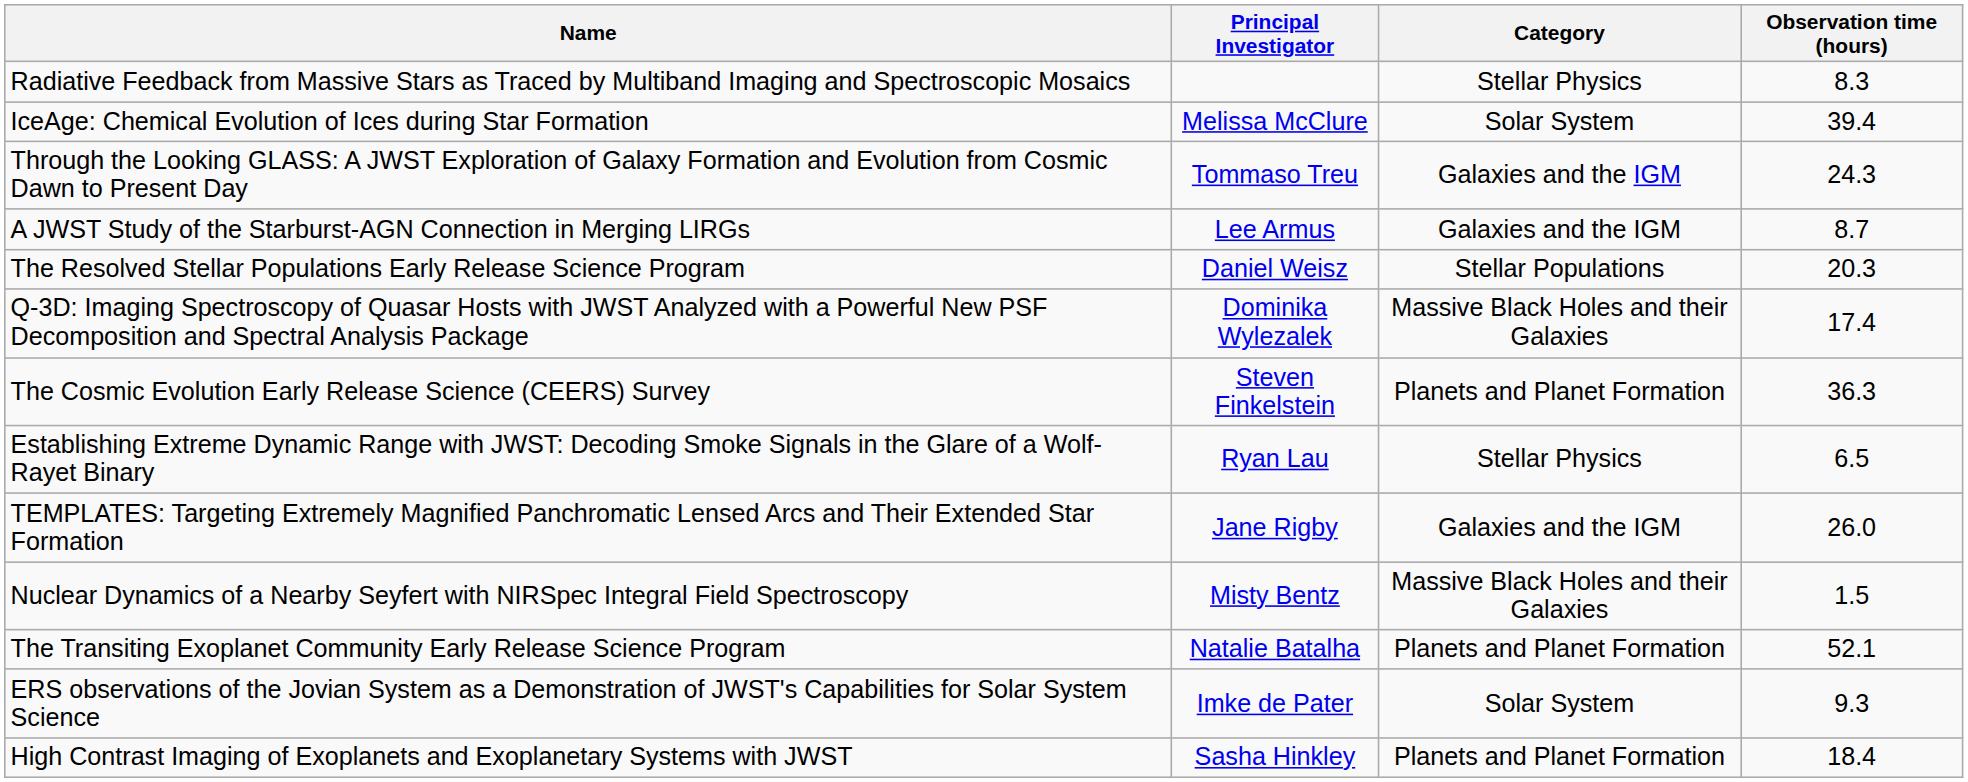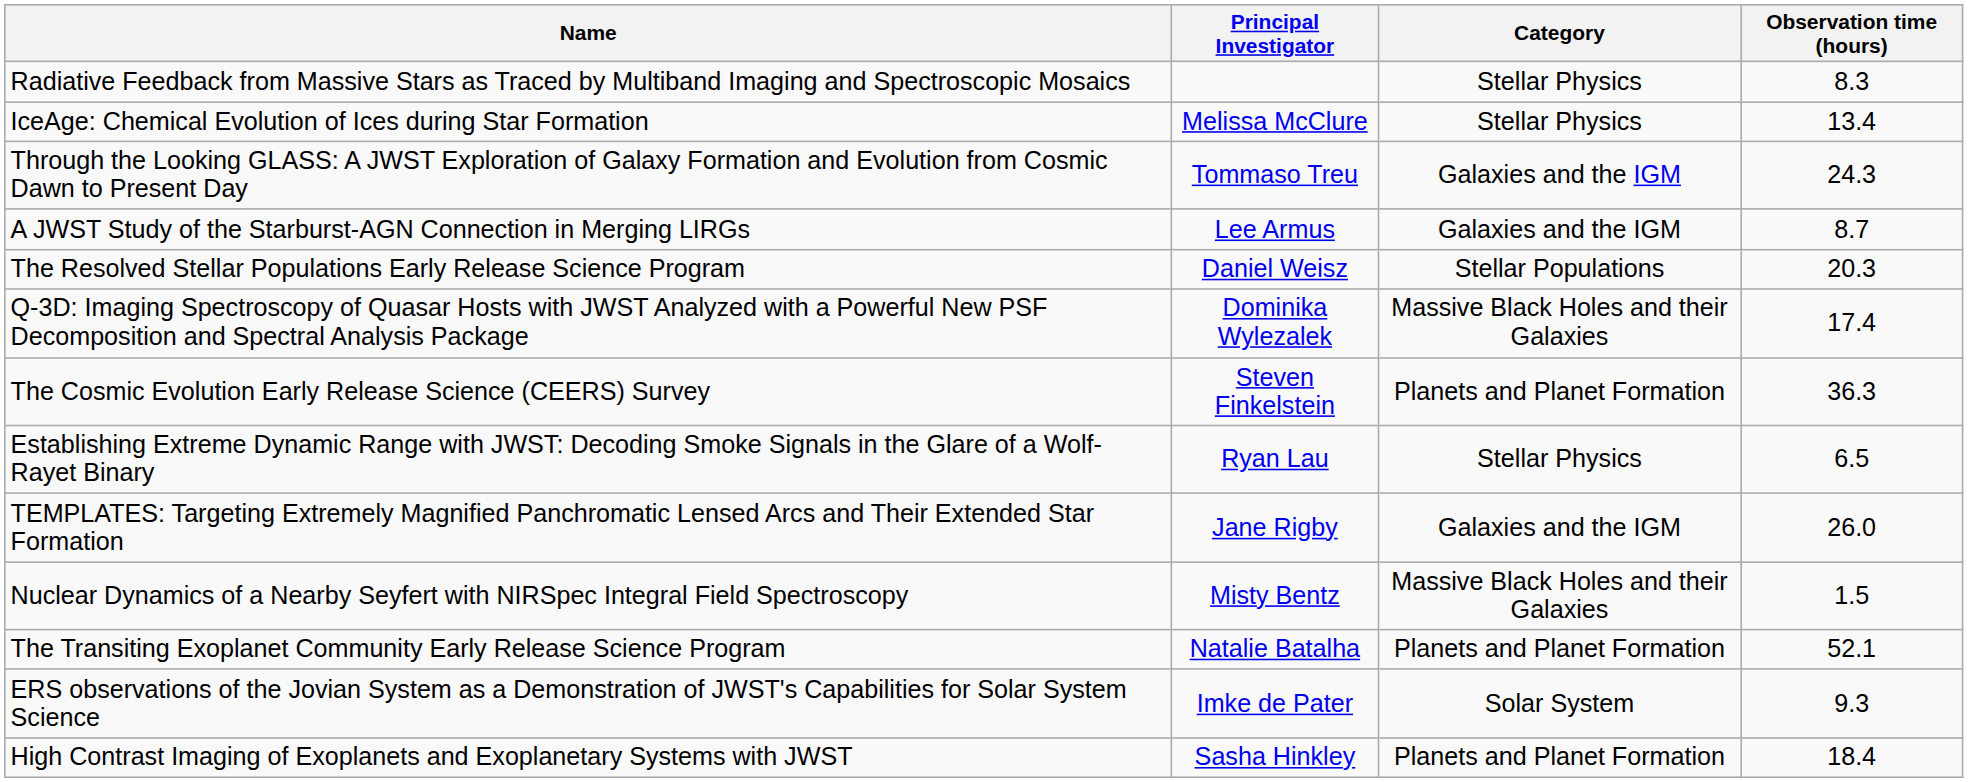(1559, 121) Solar System -> (1559, 121) Stellar Physics
(1852, 121) 39.4 -> (1852, 121) 13.4
